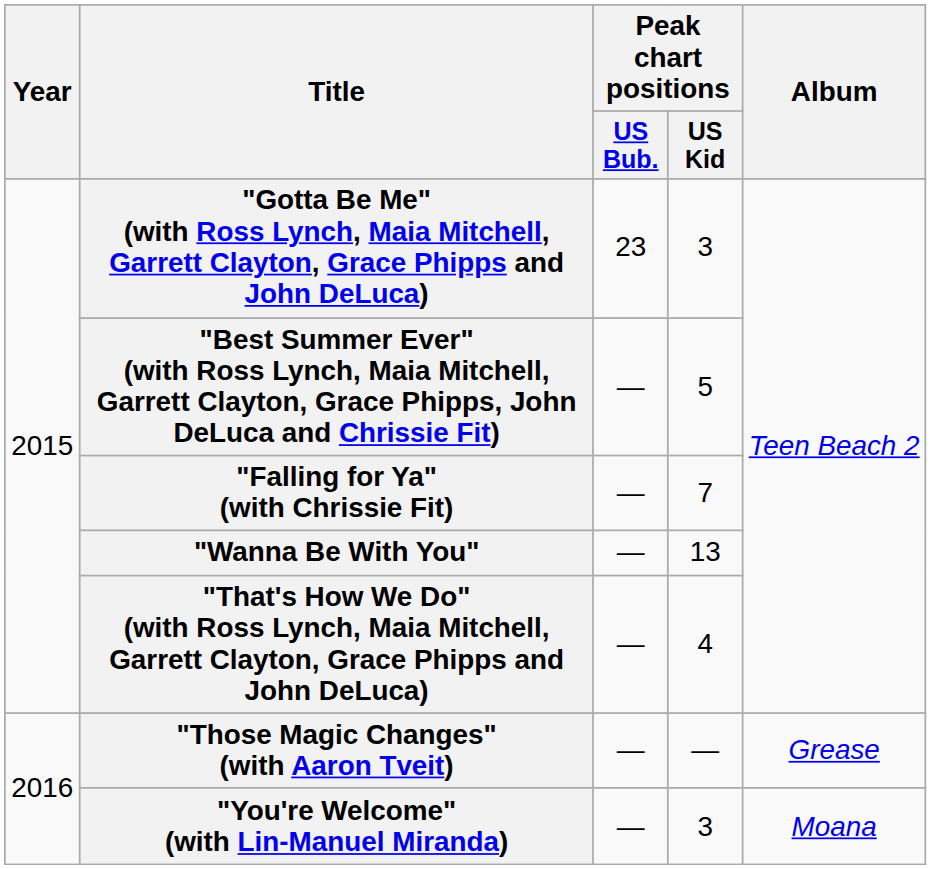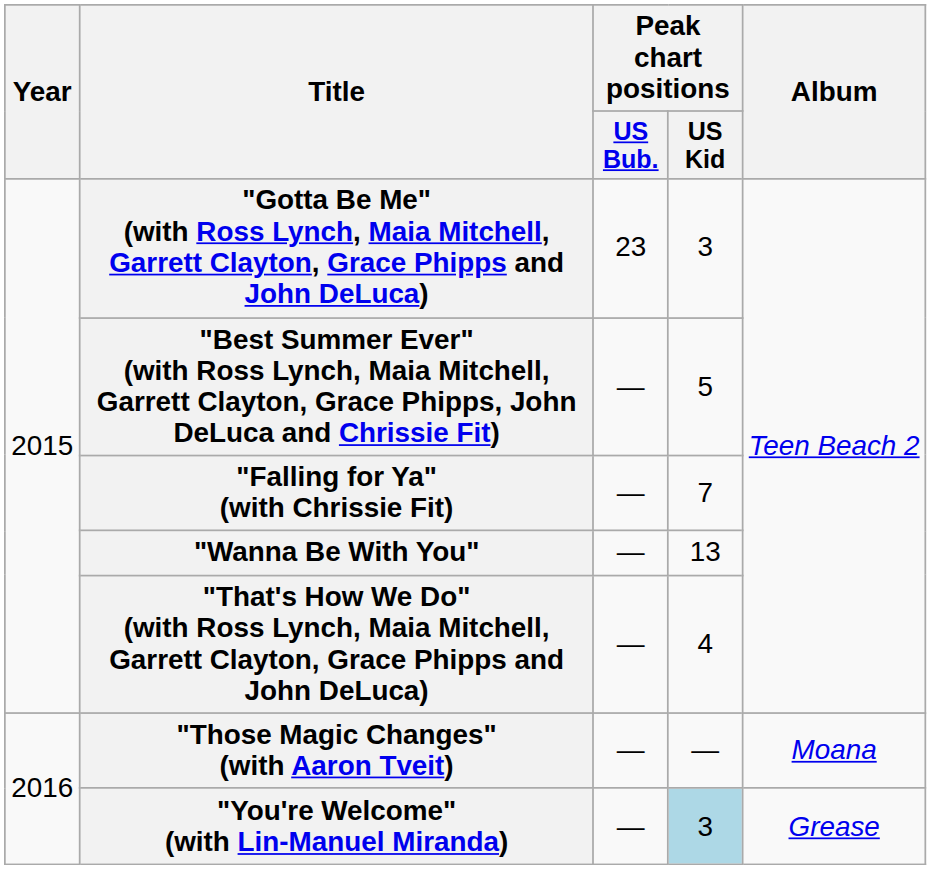(834, 750) Grease -> (834, 750) Moana
(705, 825) no background -> (705, 825) lightblue background
(834, 825) Moana -> (834, 825) Grease
